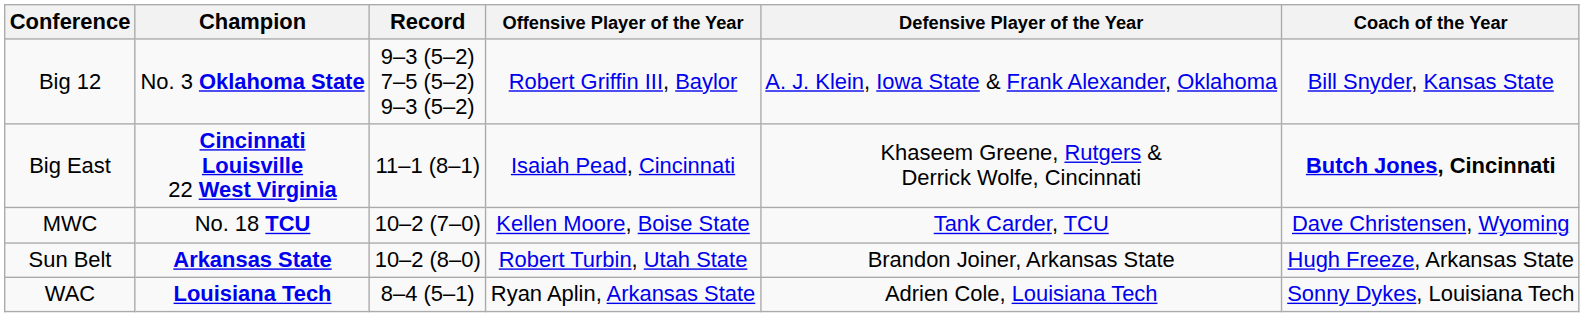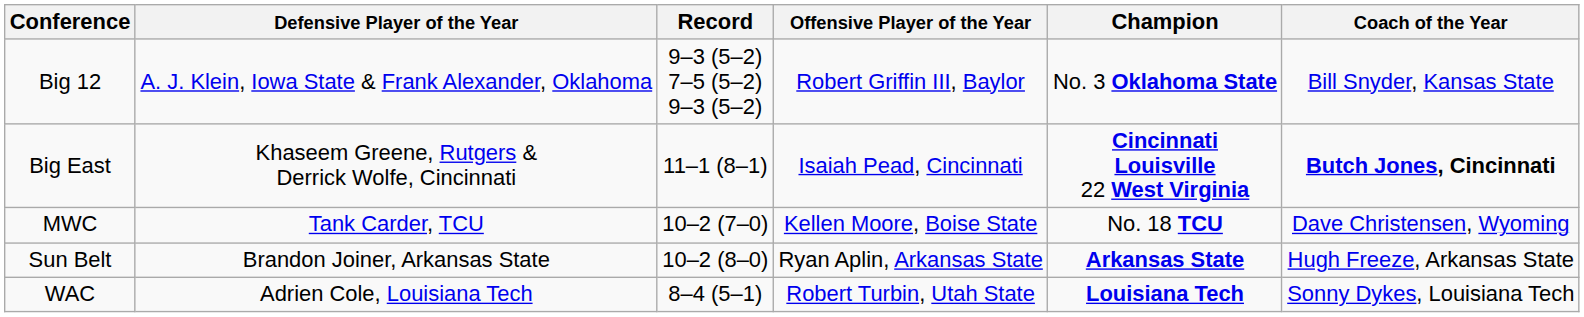columns swapped: (253, 21) <-> (1021, 23)
(623, 259) Robert Turbin, Utah State -> (911, 259) Ryan Aplin, Arkansas State
(623, 294) Ryan Aplin, Arkansas State -> (911, 294) Robert Turbin, Utah State
